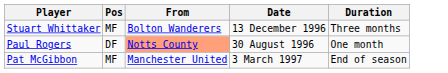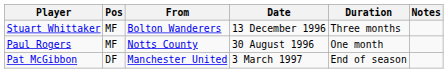+ column: (426, 12)
(111, 44) DF -> (111, 44) MF
(163, 44) lightsalmon background -> (163, 44) no background
(111, 60) MF -> (111, 60) DF
